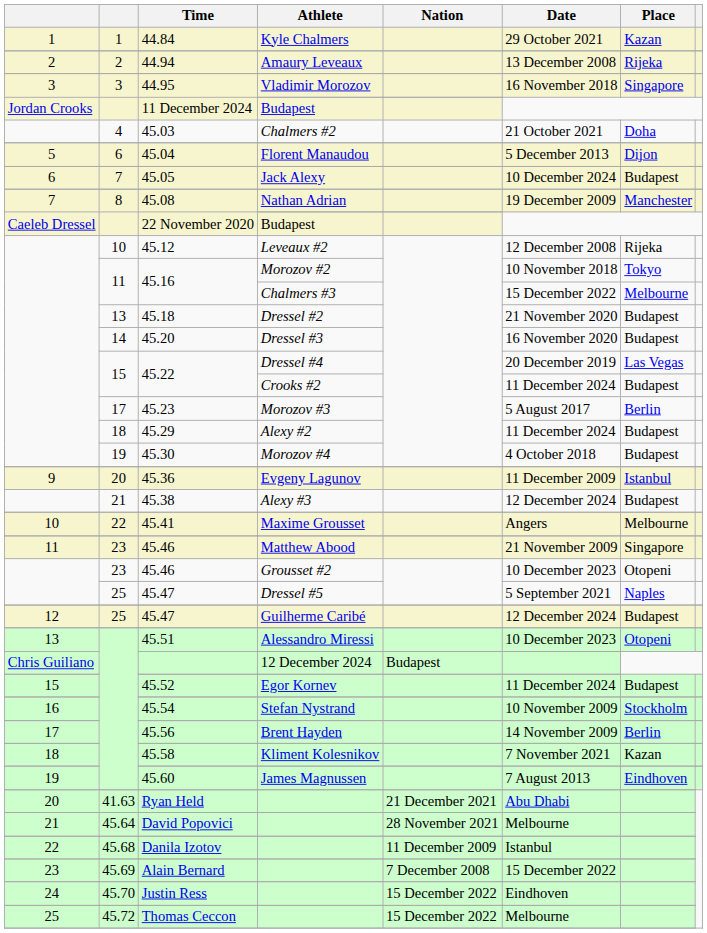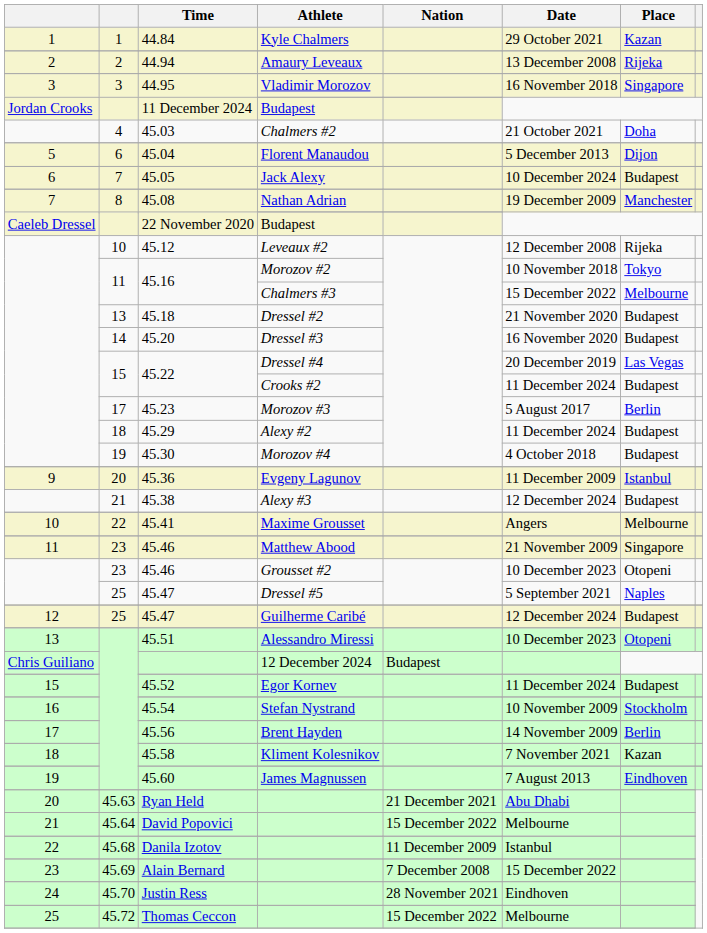(119, 801) 41.63 -> (119, 801) 45.63
(442, 824) 28 November 2021 -> (441, 824) 15 December 2022
(441, 893) 15 December 2022 -> (442, 893) 28 November 2021
